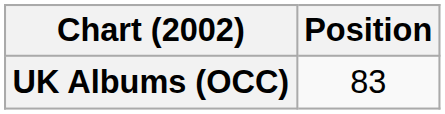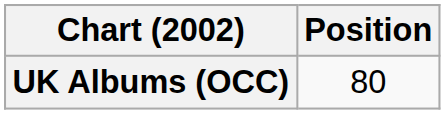(368, 81) 83 -> (368, 81) 80
